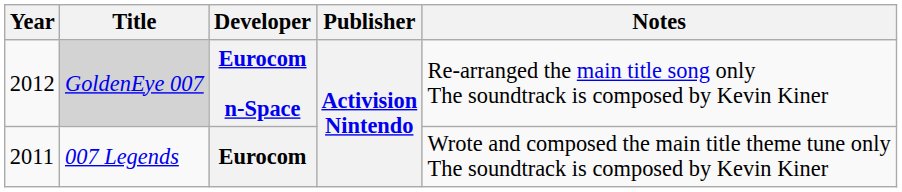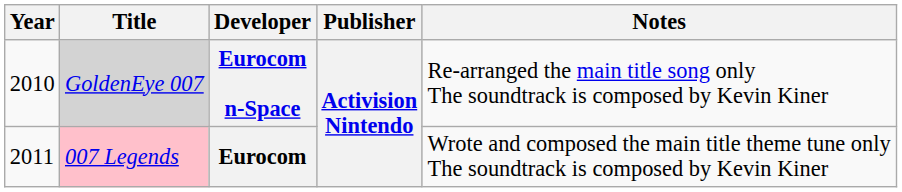(32, 82) 2012 -> (32, 82) 2010
(122, 156) no background -> (122, 156) pink background
